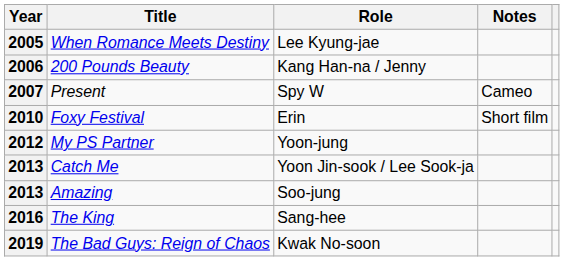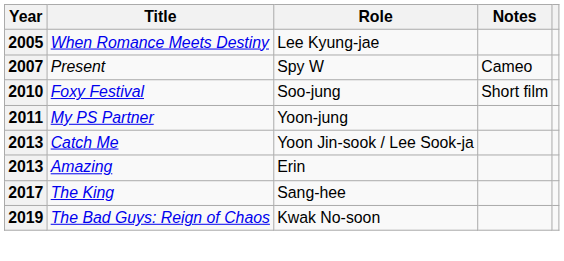- row: (120, 67)
(291, 117) Erin -> (309, 92) Soo-jung
(26, 142) 2012 -> (26, 117) 2011
(309, 192) Soo-jung -> (291, 167) Erin
(26, 218) 2016 -> (26, 192) 2017
